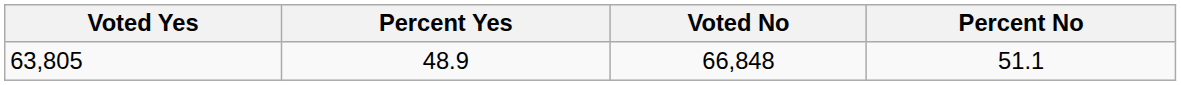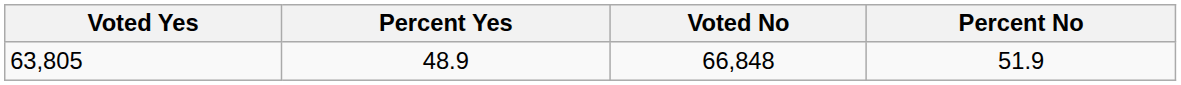(1021, 60) 51.1 -> (1021, 60) 51.9
